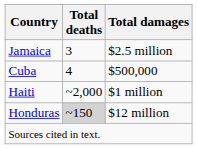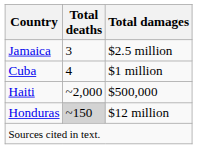(133, 71) $500,000 -> (135, 71) $1 million
(135, 92) $1 million -> (133, 92) $500,000
